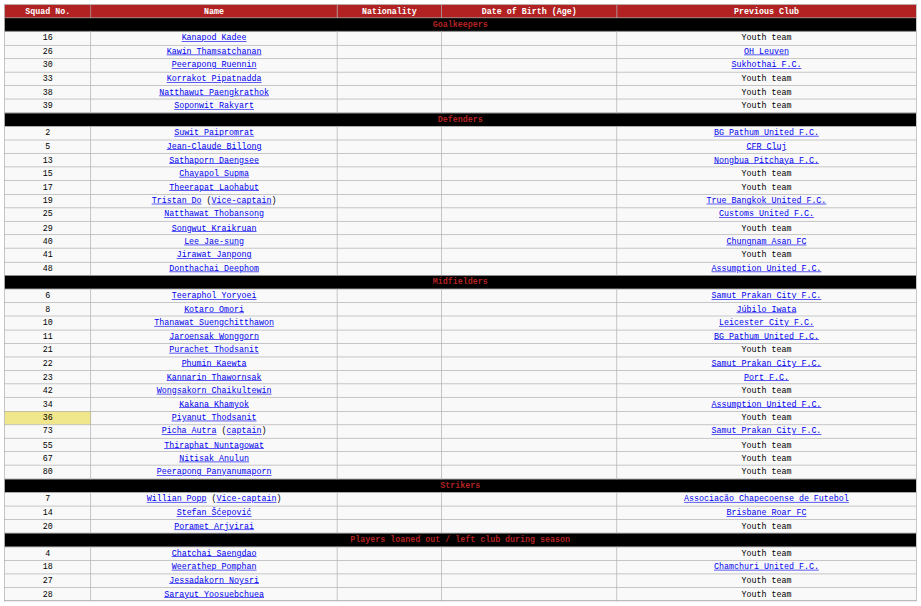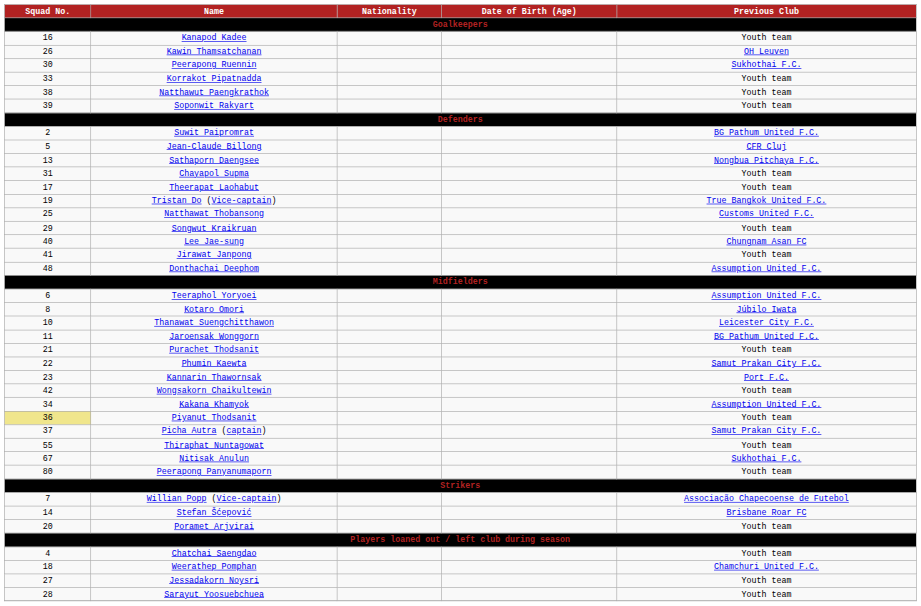(48, 174) 15 -> (48, 174) 31
(766, 296) Samut Prakan City F.C. -> (766, 296) Assumption United F.C.
(48, 431) 73 -> (48, 431) 37
(766, 459) Youth team -> (766, 459) Sukhothai F.C.
